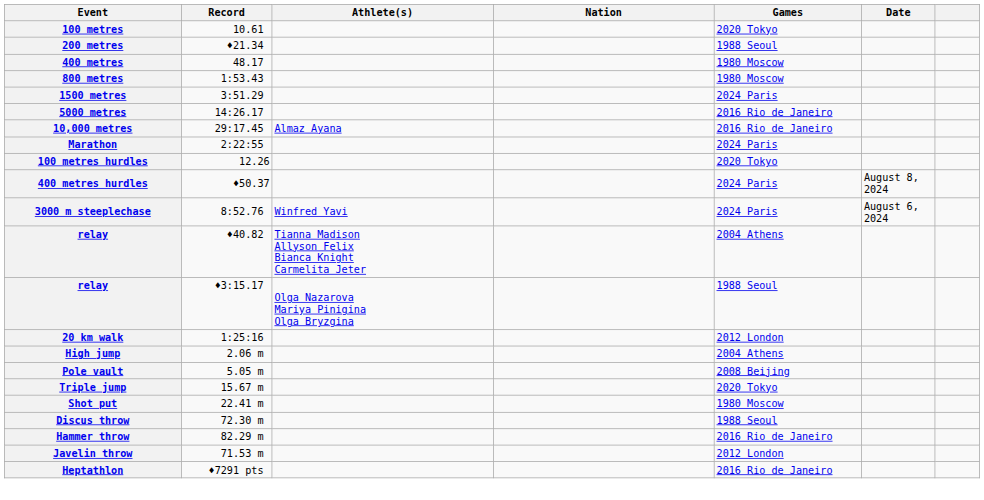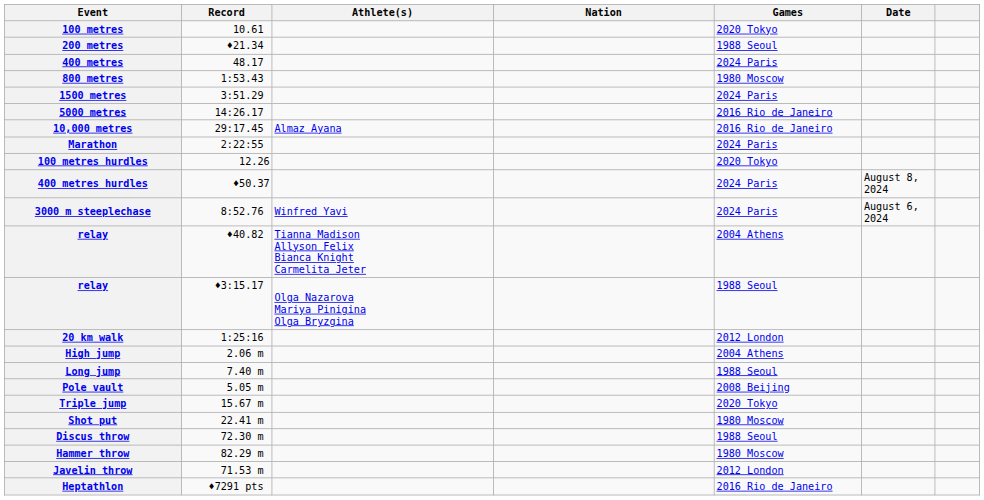(750, 62) 1980 Moscow -> (747, 62) 2024 Paris
+ row: (93, 371)
(775, 437) 2016 Rio de Janeiro -> (750, 453) 1980 Moscow
